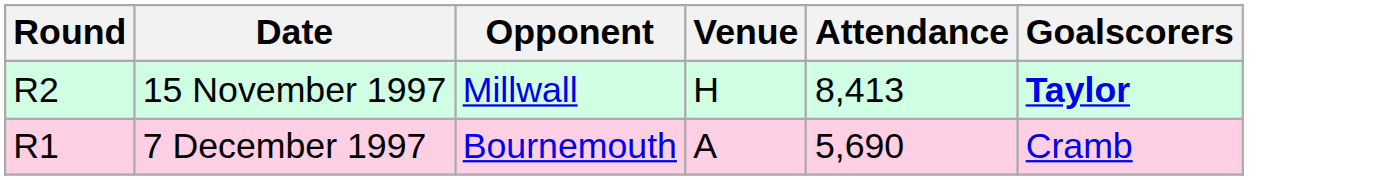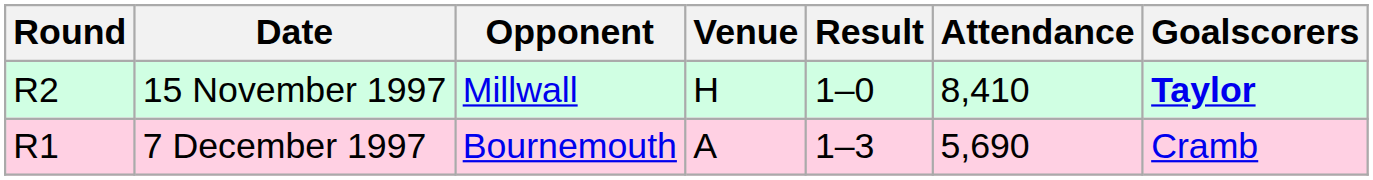+ column: (869, 32)
(860, 89) 8,413 -> (985, 89) 8,410
